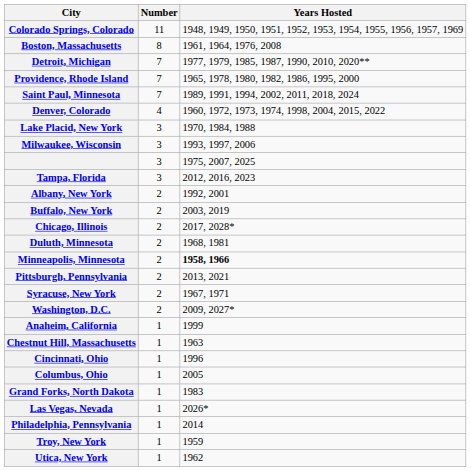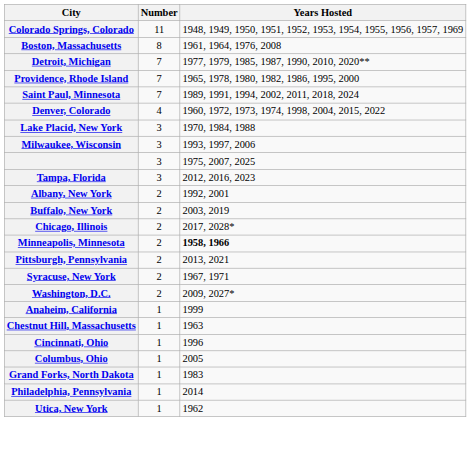- row: (71, 243)
- row: (71, 408)
- row: (71, 441)
